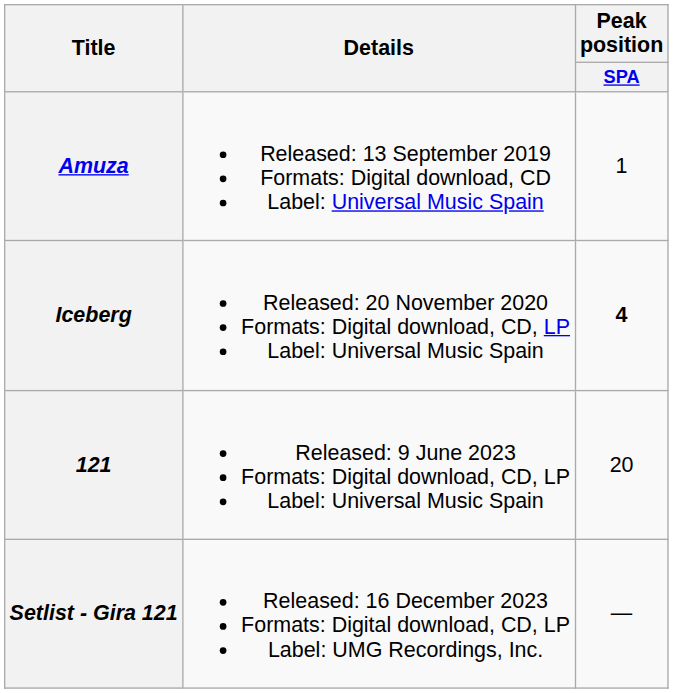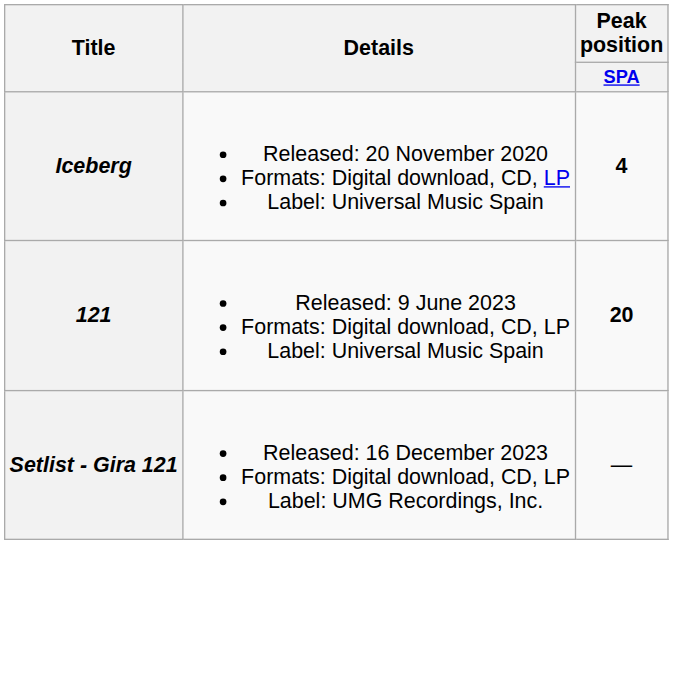- row: (94, 165)
(622, 464) normal -> (622, 315) bold
